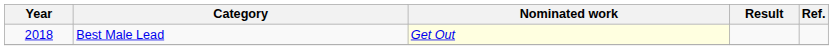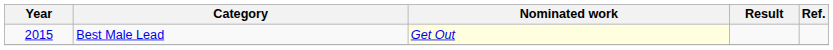(39, 34) 2018 -> (39, 34) 2015
